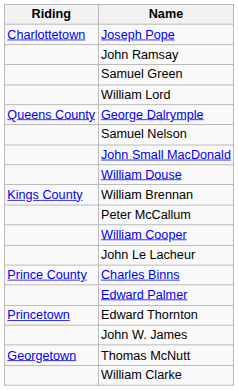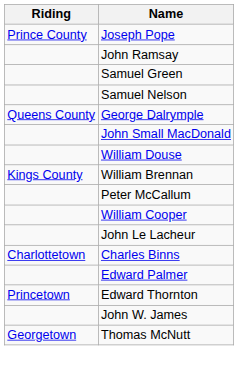(46, 34) Charlottetown -> (47, 34) Prince County
- row: (136, 94)
rows swapped: (152, 114) <-> (144, 134)
(47, 275) Prince County -> (46, 255) Charlottetown
- row: (141, 375)
